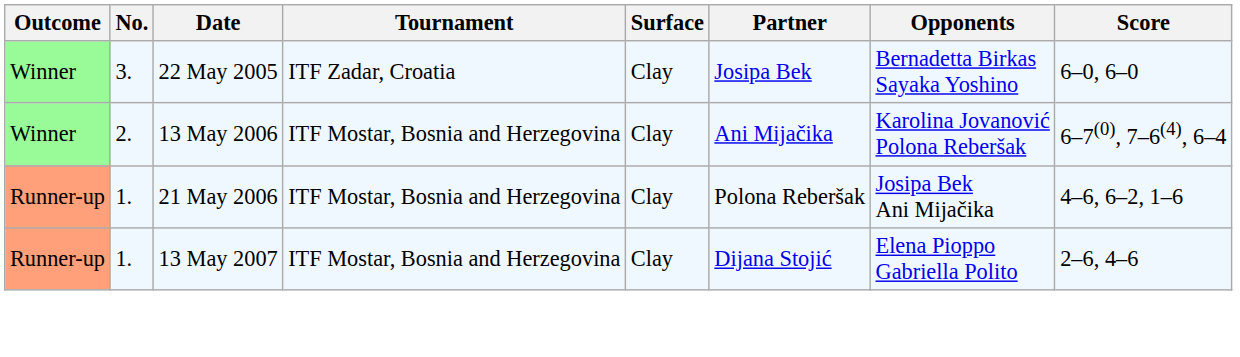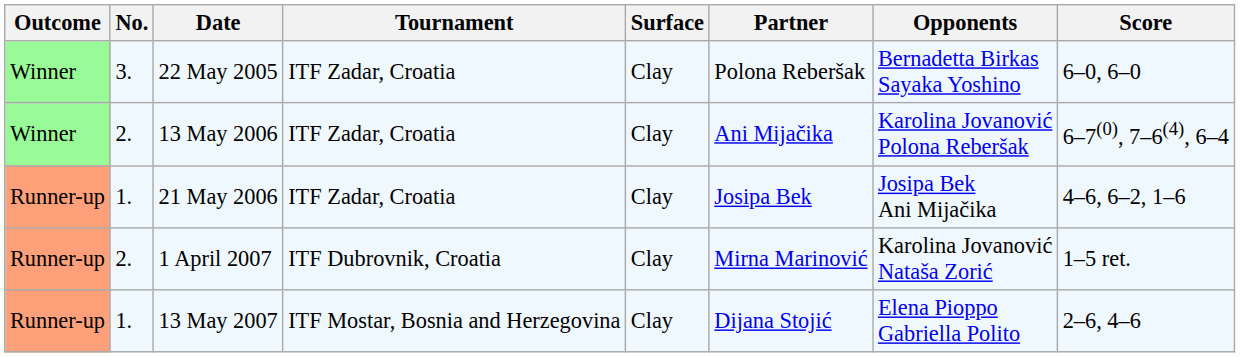(763, 71) Josipa Bek -> (790, 71) Polona Reberšak
(454, 133) ITF Mostar, Bosnia and Herzegovina -> (372, 133) ITF Zadar, Croatia
(454, 195) ITF Mostar, Bosnia and Herzegovina -> (372, 195) ITF Zadar, Croatia
(790, 195) Polona Reberšak -> (763, 195) Josipa Bek
+ row: (215, 257)
